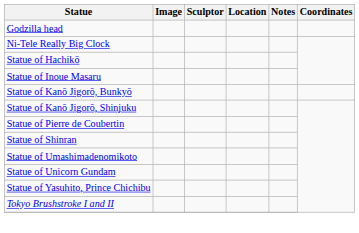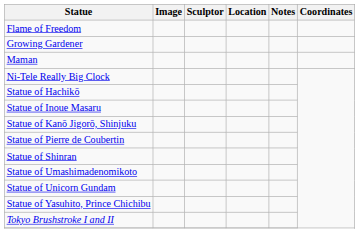+ row: (44, 28)
- row: (35, 28)
+ row: (45, 44)
+ row: (22, 60)
- row: (69, 92)
